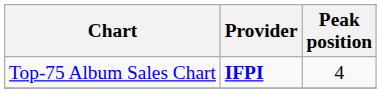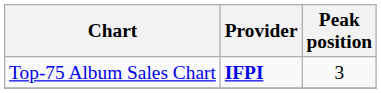(339, 72) 4 -> (339, 72) 3
